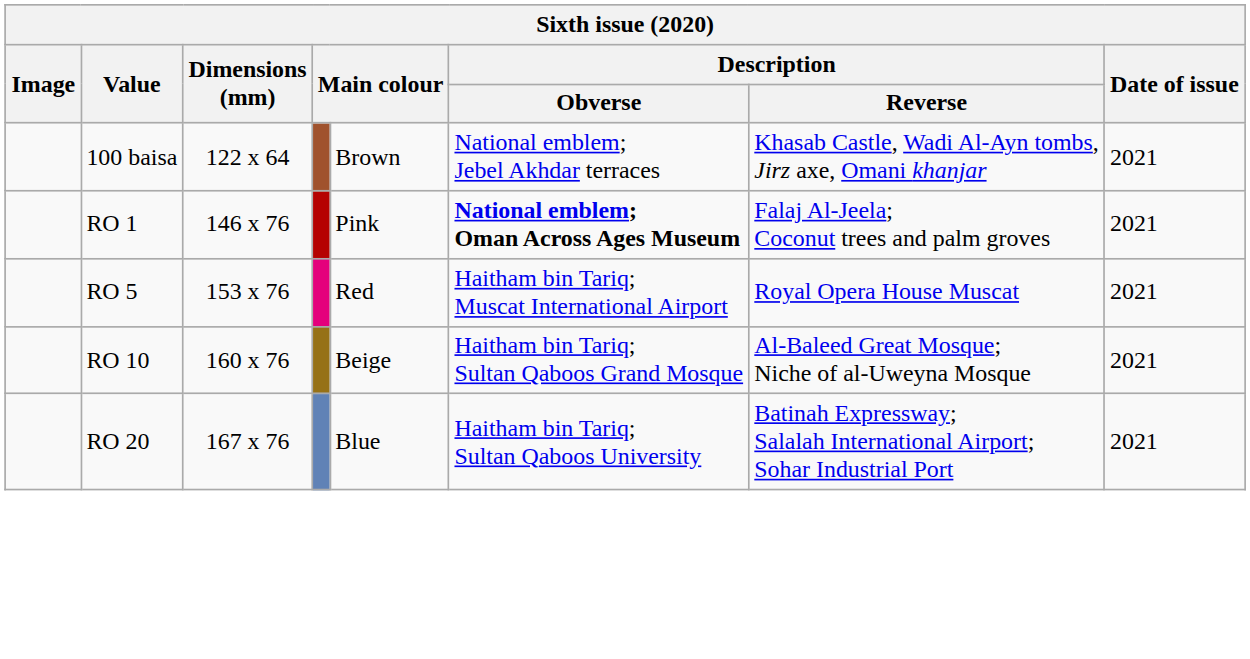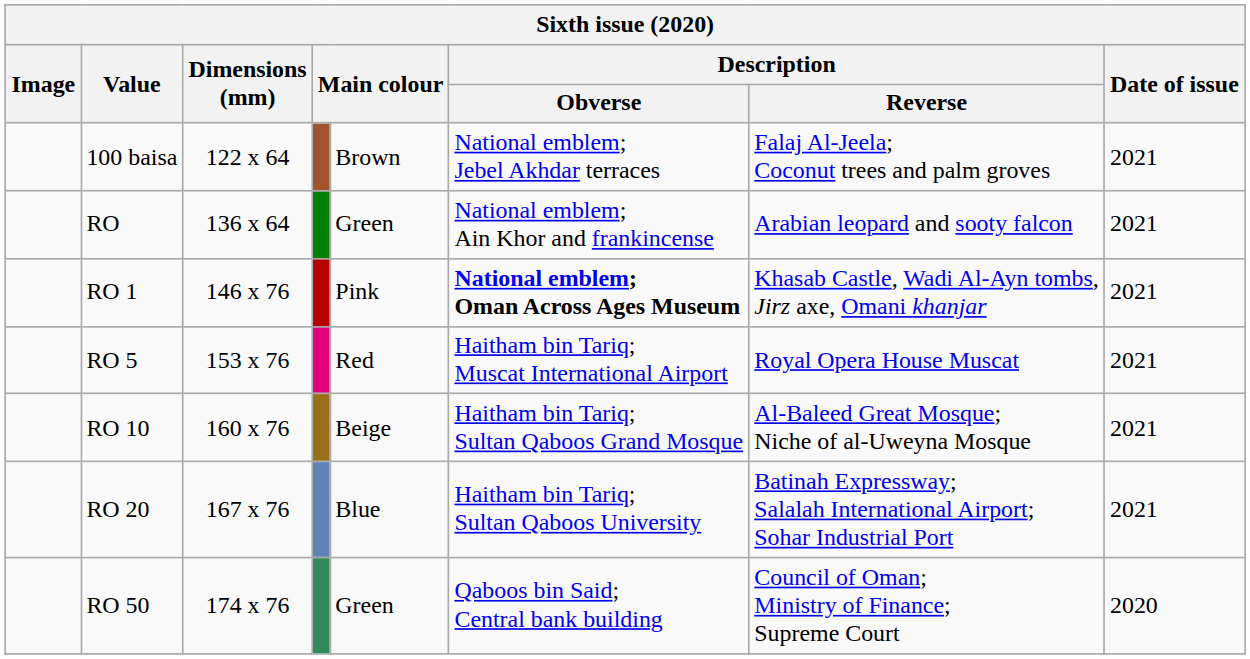(927, 156) Khasab Castle, Wadi Al-Ayn tombs, Jirz axe, Omani khanjar -> (902, 156) Falaj Al-Jeela; Coconut trees and palm groves
+ row: (103, 224)
(902, 224) Falaj Al-Jeela; Coconut trees and palm groves -> (927, 291) Khasab Castle, Wadi Al-Ayn tombs, Jirz axe, Omani khanjar
+ row: (118, 604)
